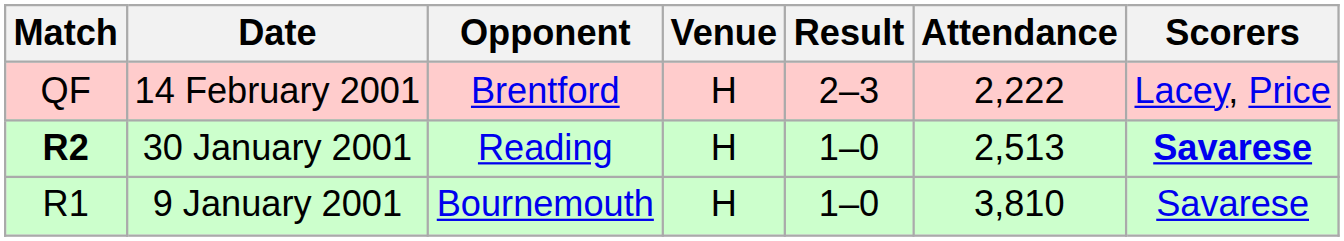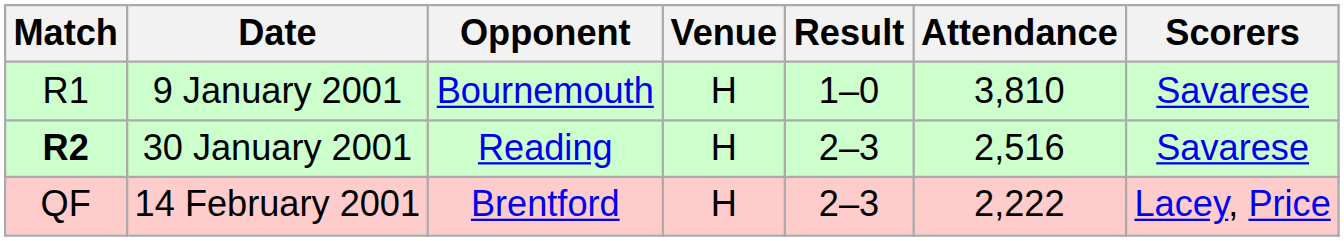rows swapped: (277, 205) <-> (277, 90)
(849, 147) 1–0 -> (849, 147) 2–3
(1019, 147) 2,513 -> (1019, 147) 2,516
(1233, 147) bold -> (1233, 147) normal
